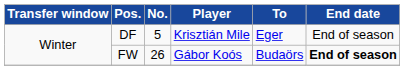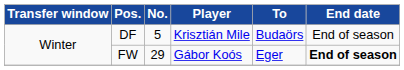(269, 34) Eger -> (280, 34) Budaörs
(157, 55) 26 -> (157, 55) 29
(280, 55) Budaörs -> (269, 55) Eger
